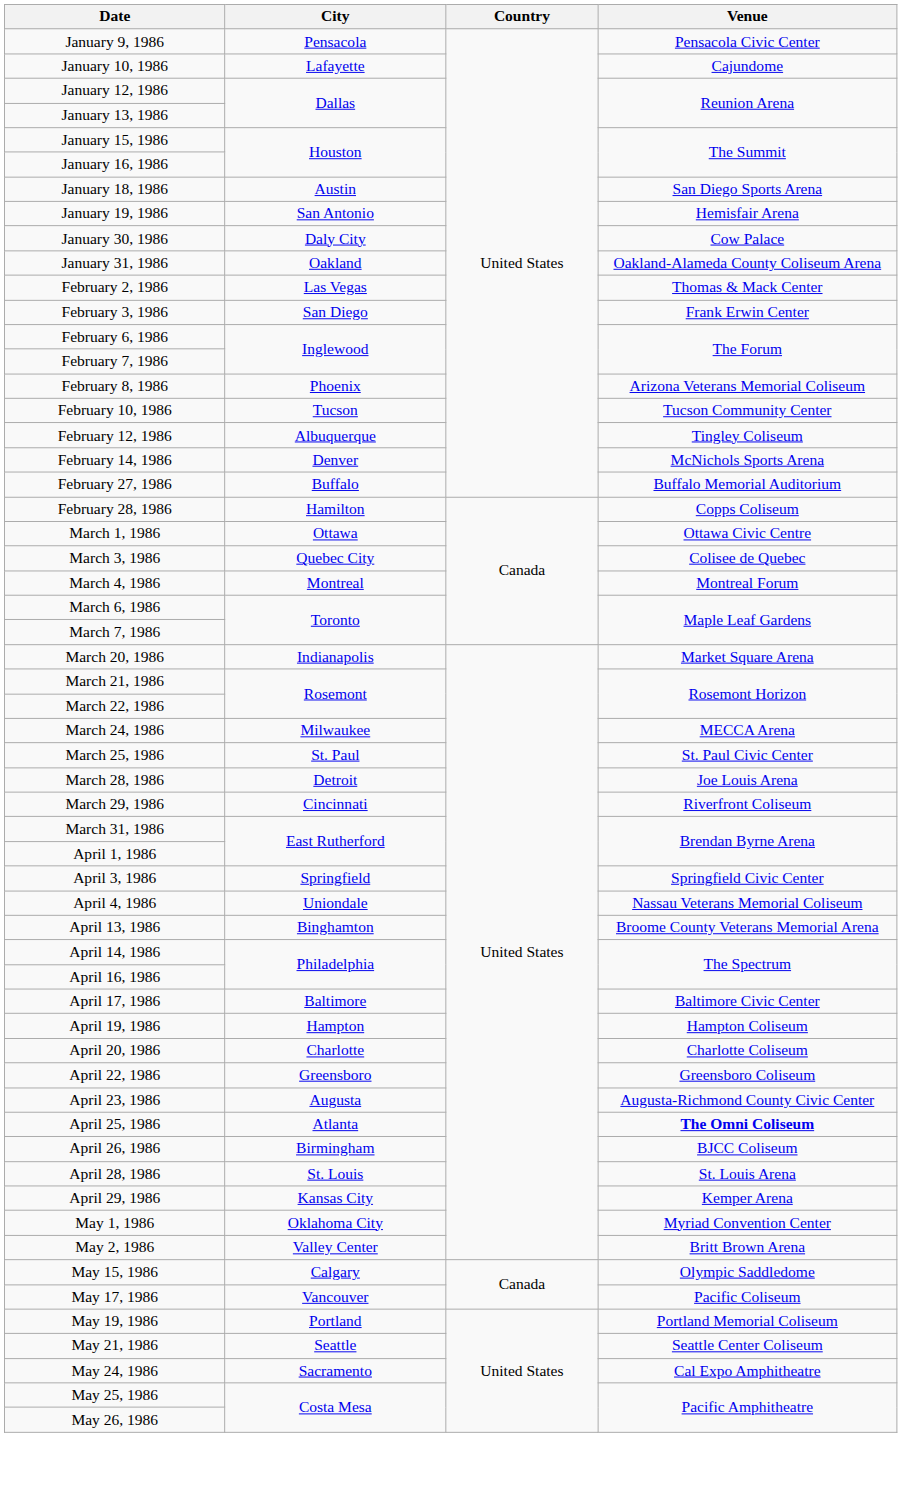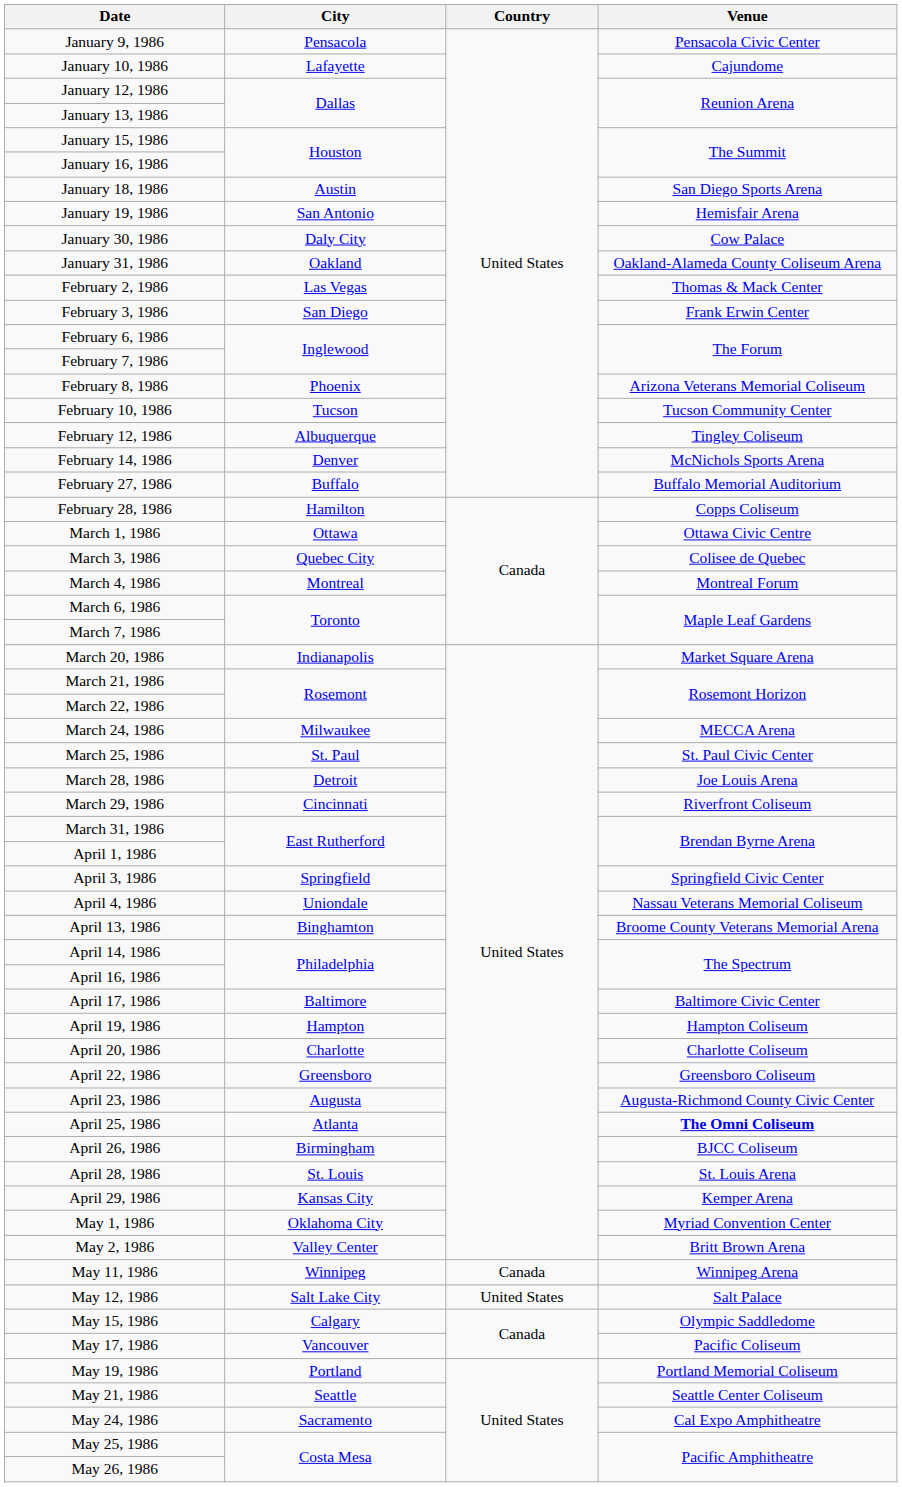+ row: (115, 1272)
+ row: (115, 1296)
